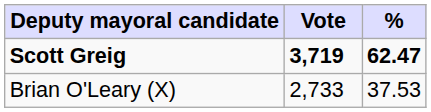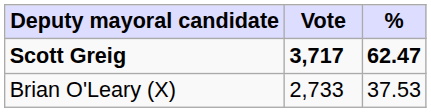(317, 55) 3,719 -> (317, 55) 3,717
